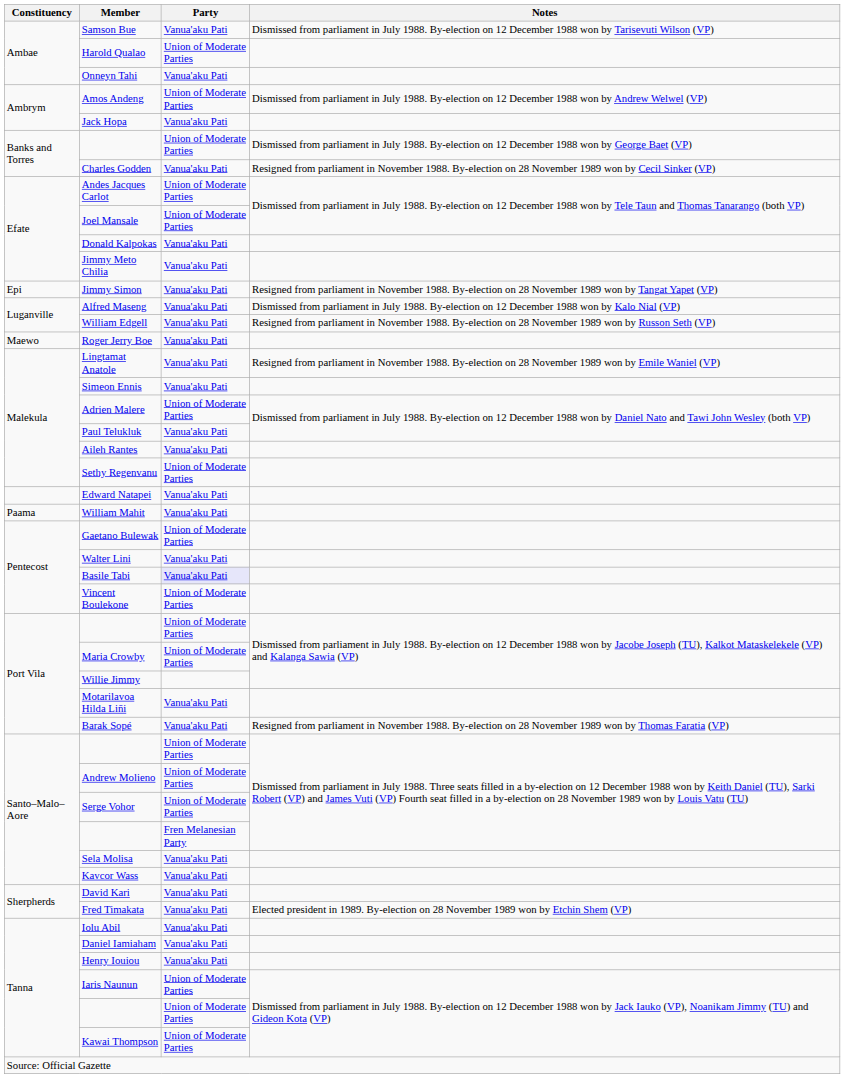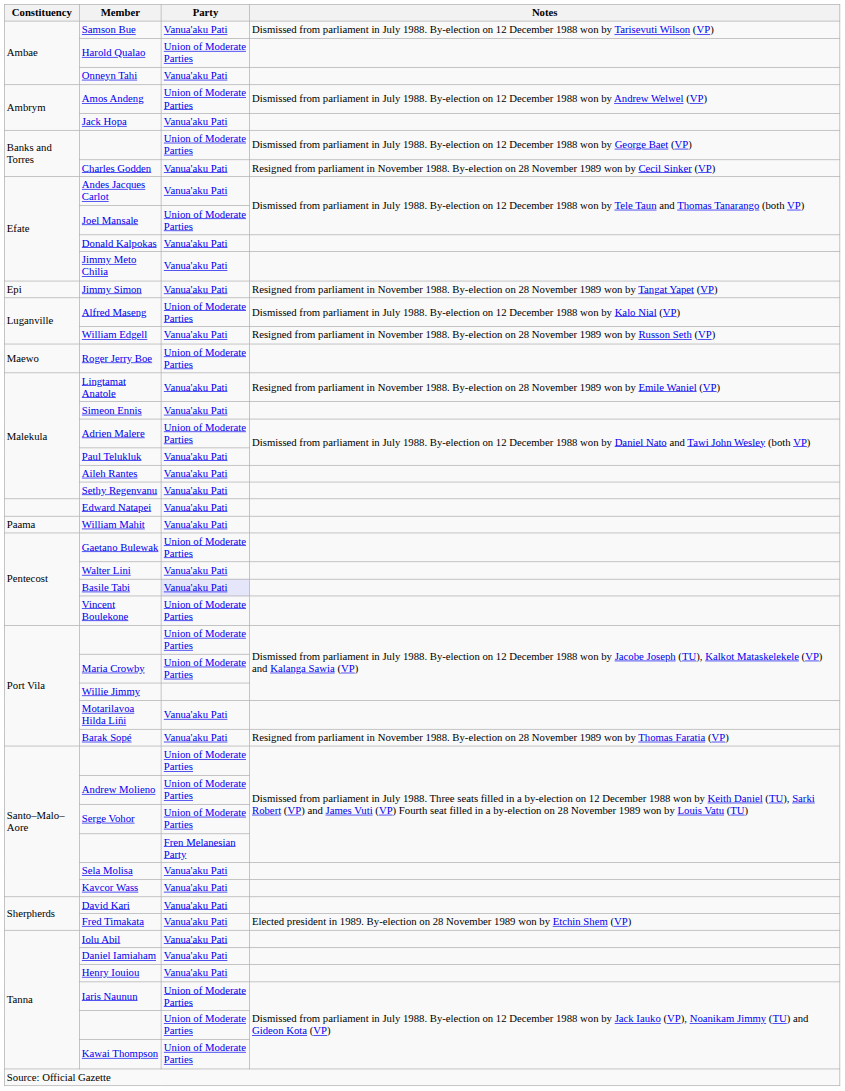(205, 191) Union of Moderate Parties -> (196, 191) Vanua'aku Pati
(196, 306) Vanua'aku Pati -> (205, 312) Union of Moderate Parties
(196, 340) Vanua'aku Pati -> (205, 358) Union of Moderate Parties
(205, 472) Union of Moderate Parties -> (196, 490) Vanua'aku Pati
